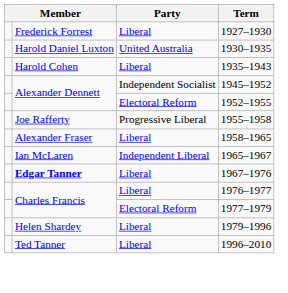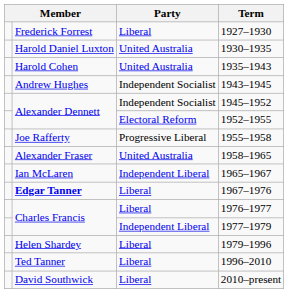(135, 66) Liberal -> (156, 66) United Australia
+ row: (246, 84)
(135, 137) Liberal -> (156, 155) United Australia
(158, 208) Electoral Reform -> (164, 226) Independent Liberal
+ row: (251, 279)
